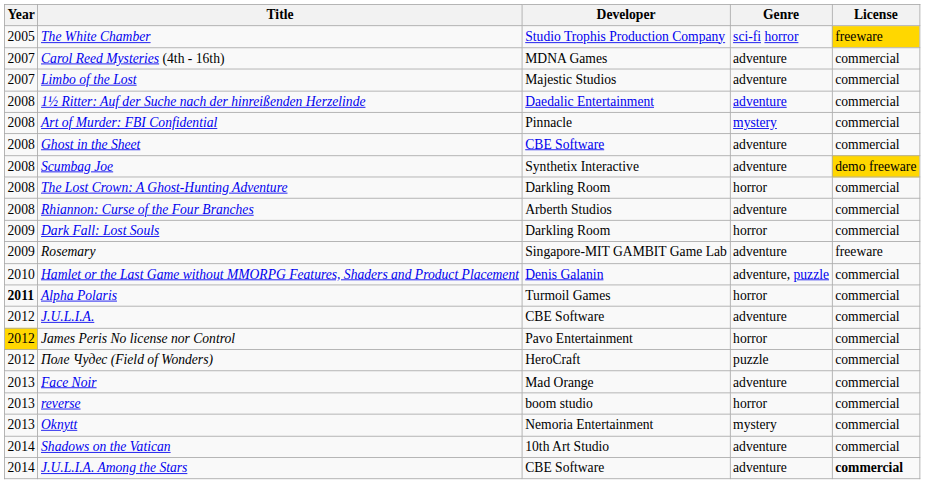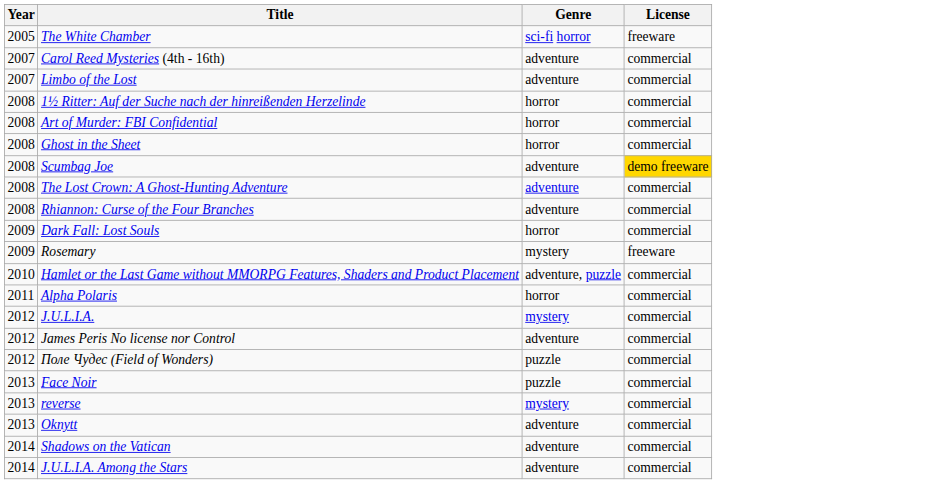- column: (626, 15)
(859, 36) gold background -> (651, 36) no background
(760, 101) adventure -> (542, 101) horror
(755, 123) mystery -> (542, 123) horror
(760, 144) adventure -> (542, 144) horror
(750, 187) horror -> (552, 187) adventure
(760, 252) adventure -> (547, 252) mystery
(21, 295) bold -> (21, 295) normal
(760, 317) adventure -> (547, 317) mystery
(21, 338) gold background -> (21, 338) no background
(750, 338) horror -> (552, 338) adventure
(760, 381) adventure -> (543, 381) puzzle
(750, 403) horror -> (547, 403) mystery
(755, 425) mystery -> (552, 425) adventure
(869, 468) bold -> (660, 468) normal
